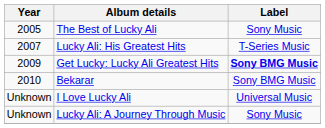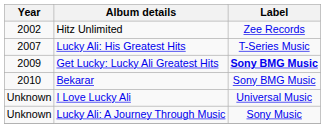+ row: (89, 30)
- row: (106, 30)
